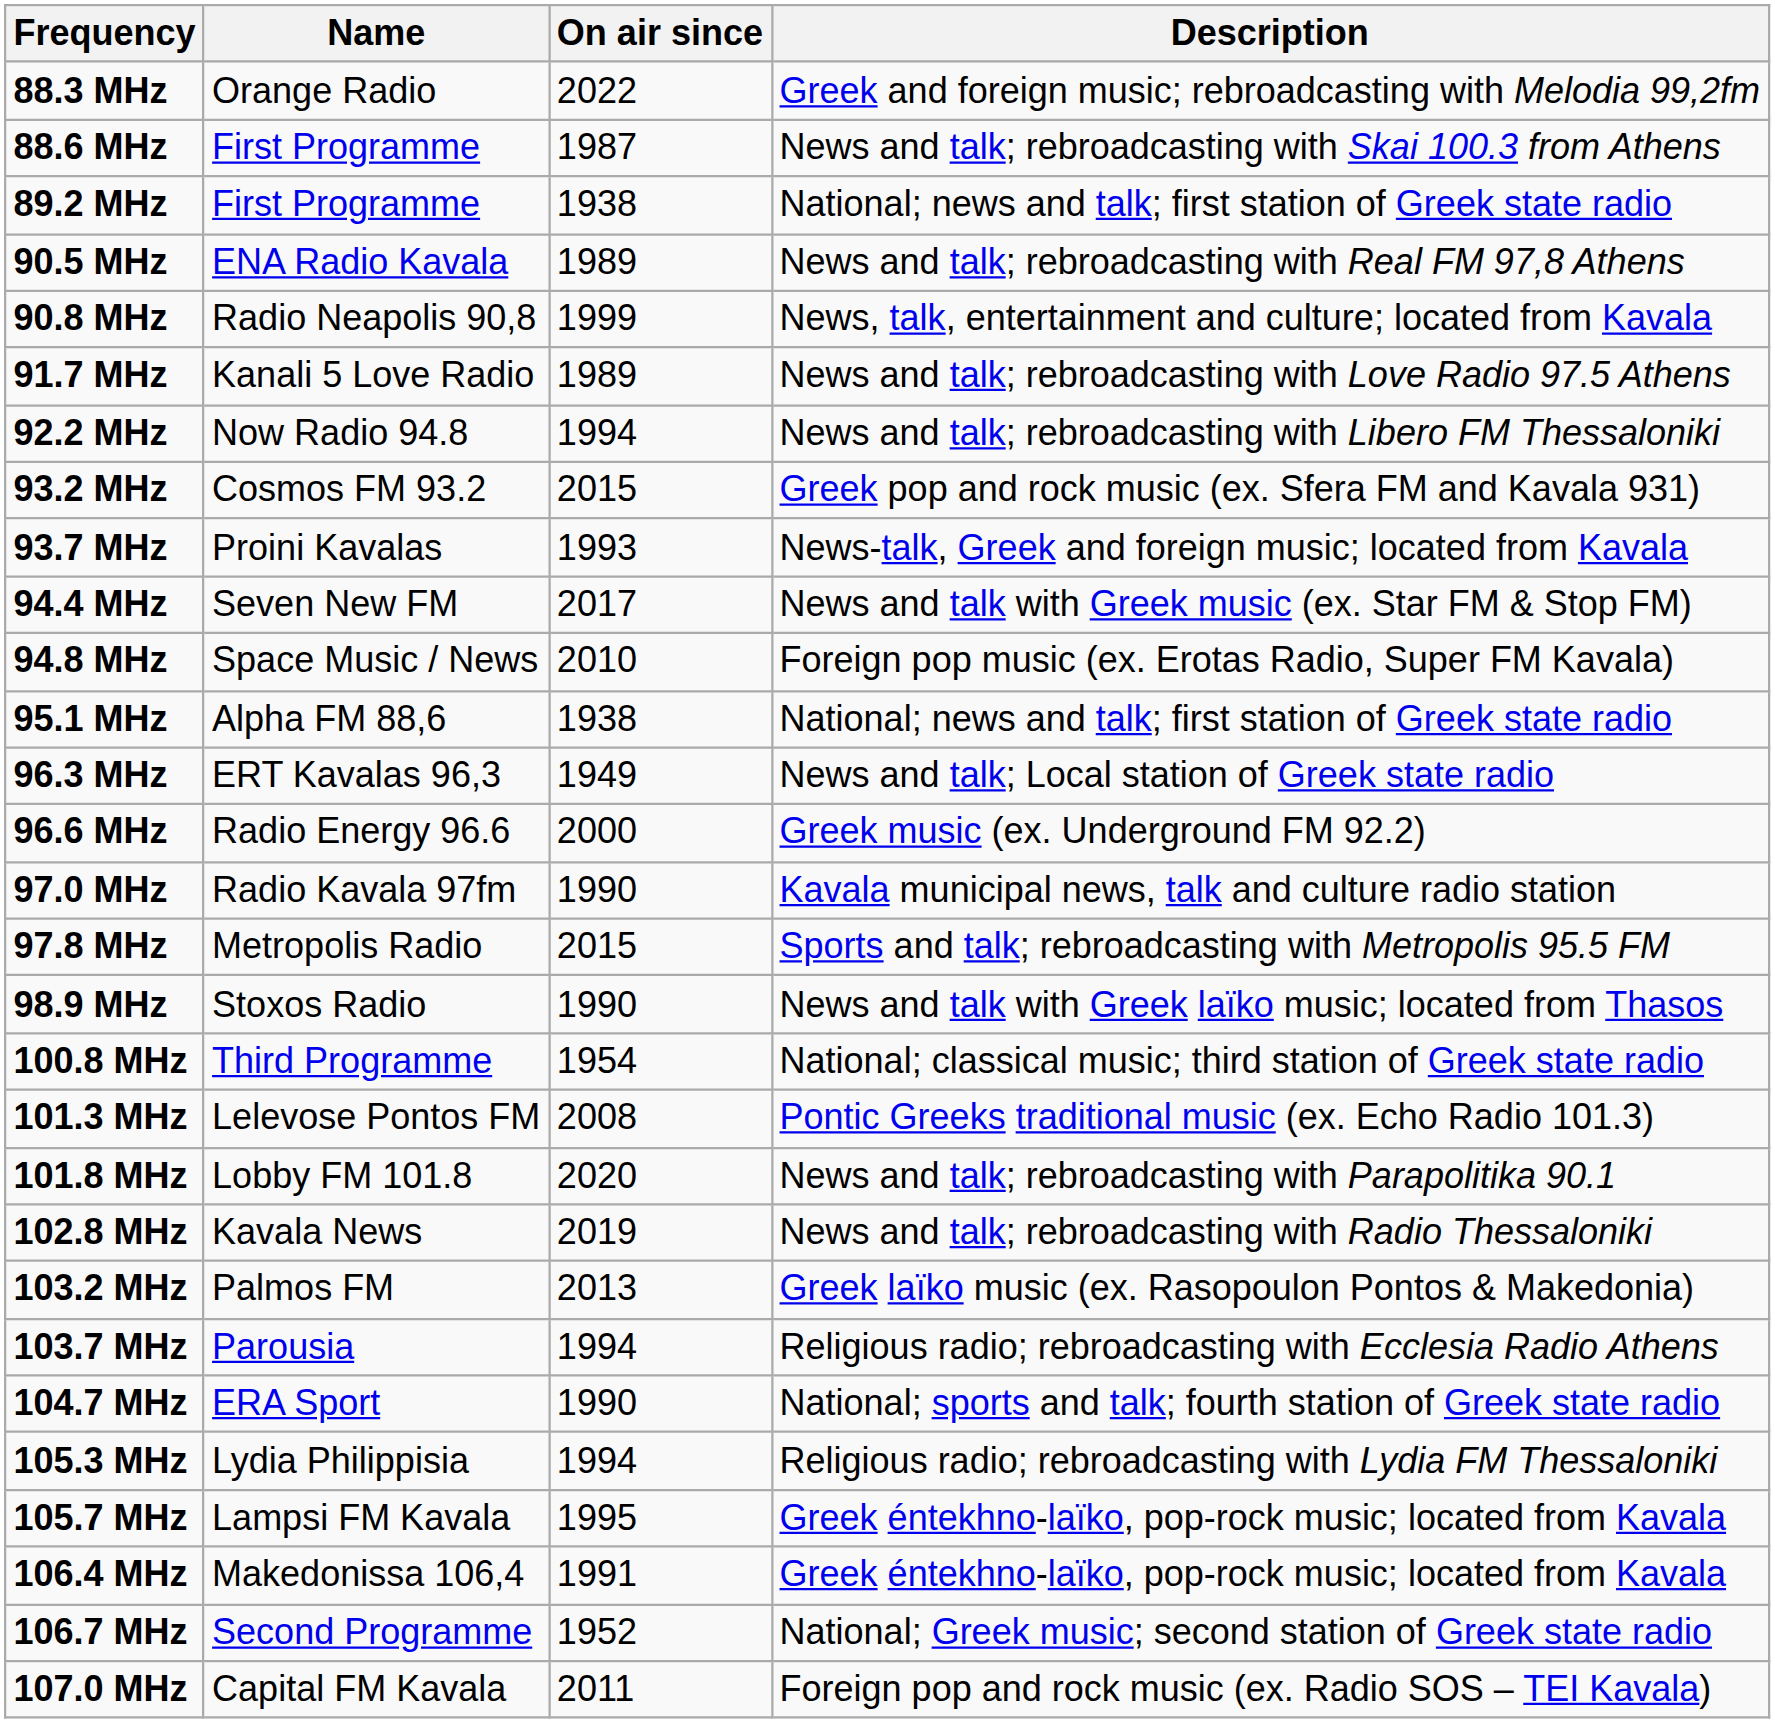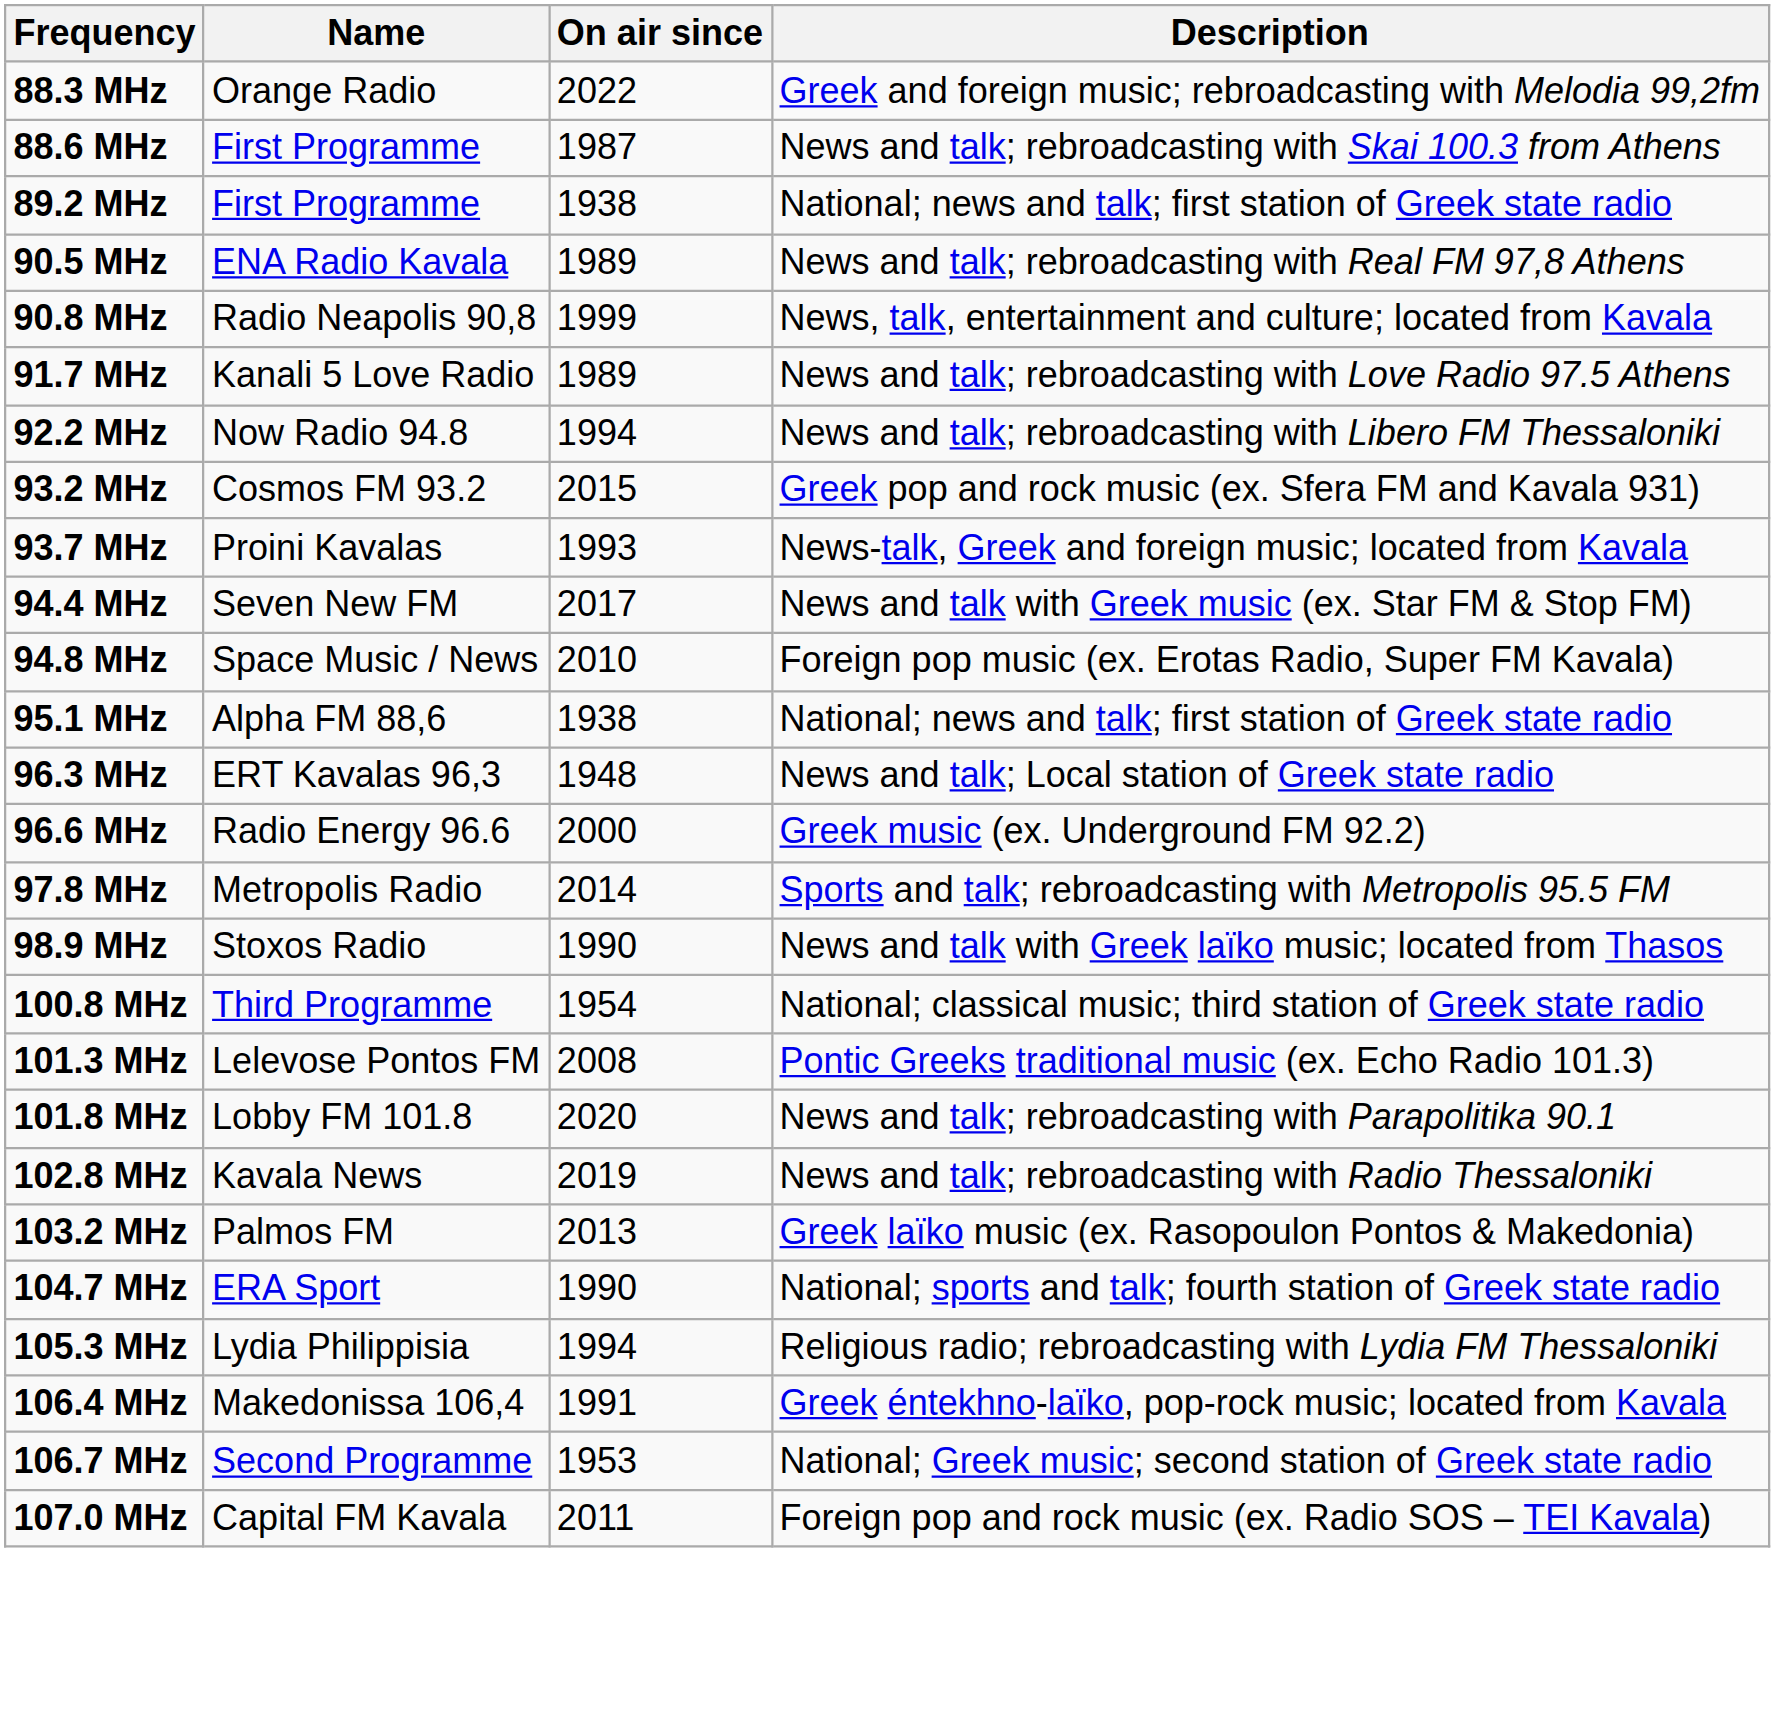(597, 775) 1949 -> (597, 775) 1948
- row: (90, 889)
(597, 946) 2015 -> (597, 889) 2014
- row: (100, 1346)
- row: (100, 1517)
(597, 1631) 1952 -> (597, 1460) 1953
